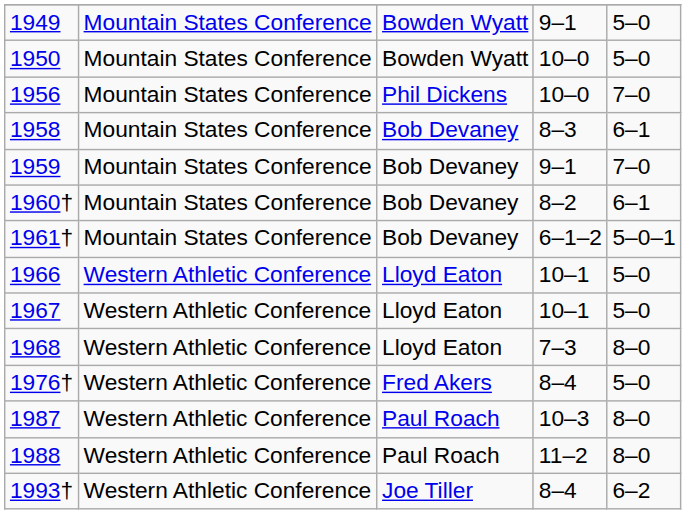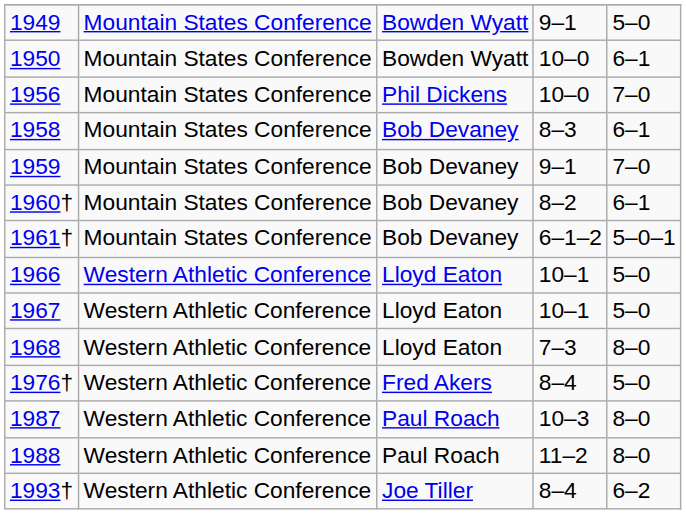(631, 58) 5–0 -> (631, 58) 6–1
